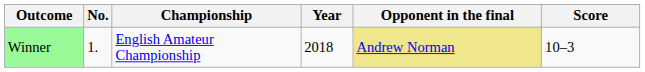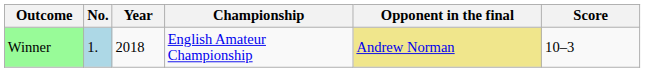columns swapped: (327, 16) <-> (206, 16)
(93, 47) no background -> (93, 47) lightblue background
